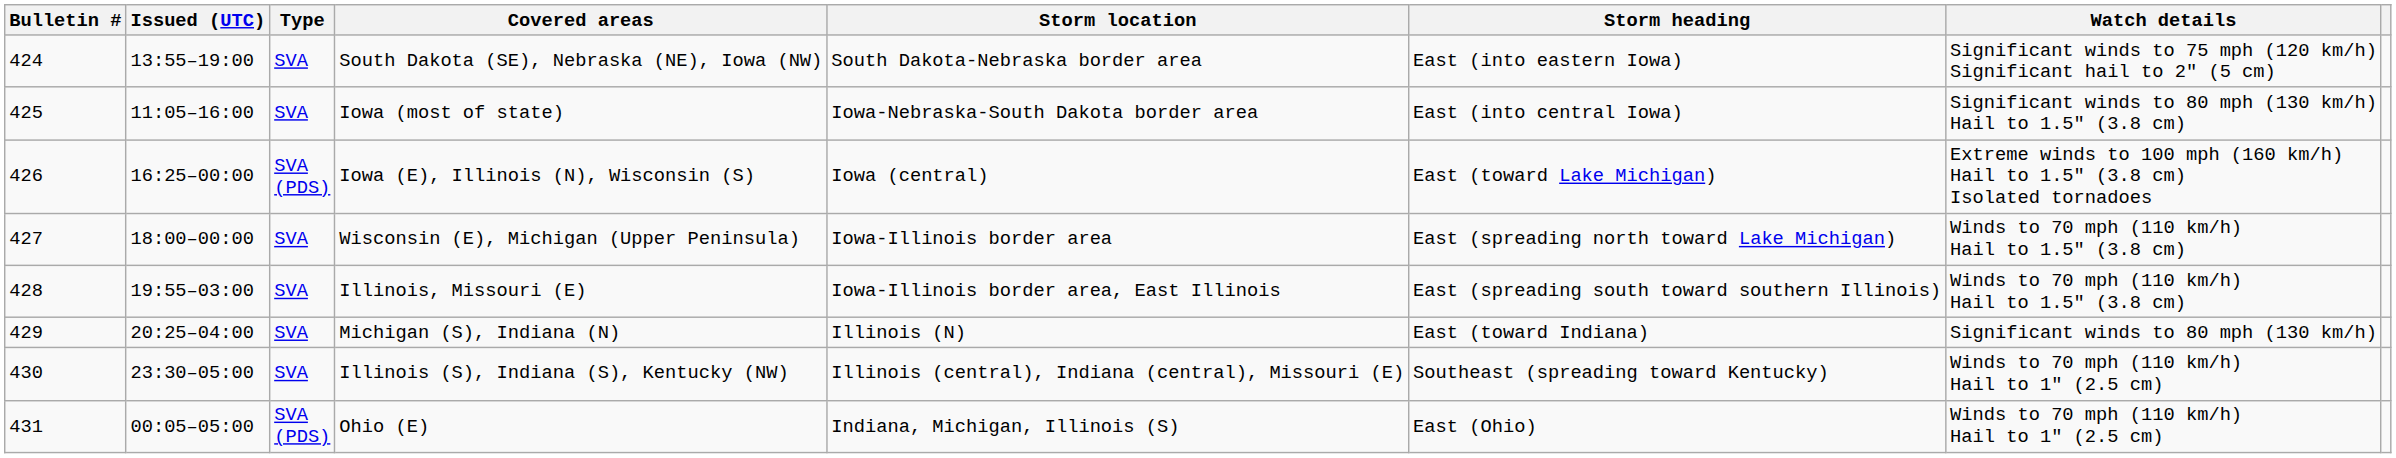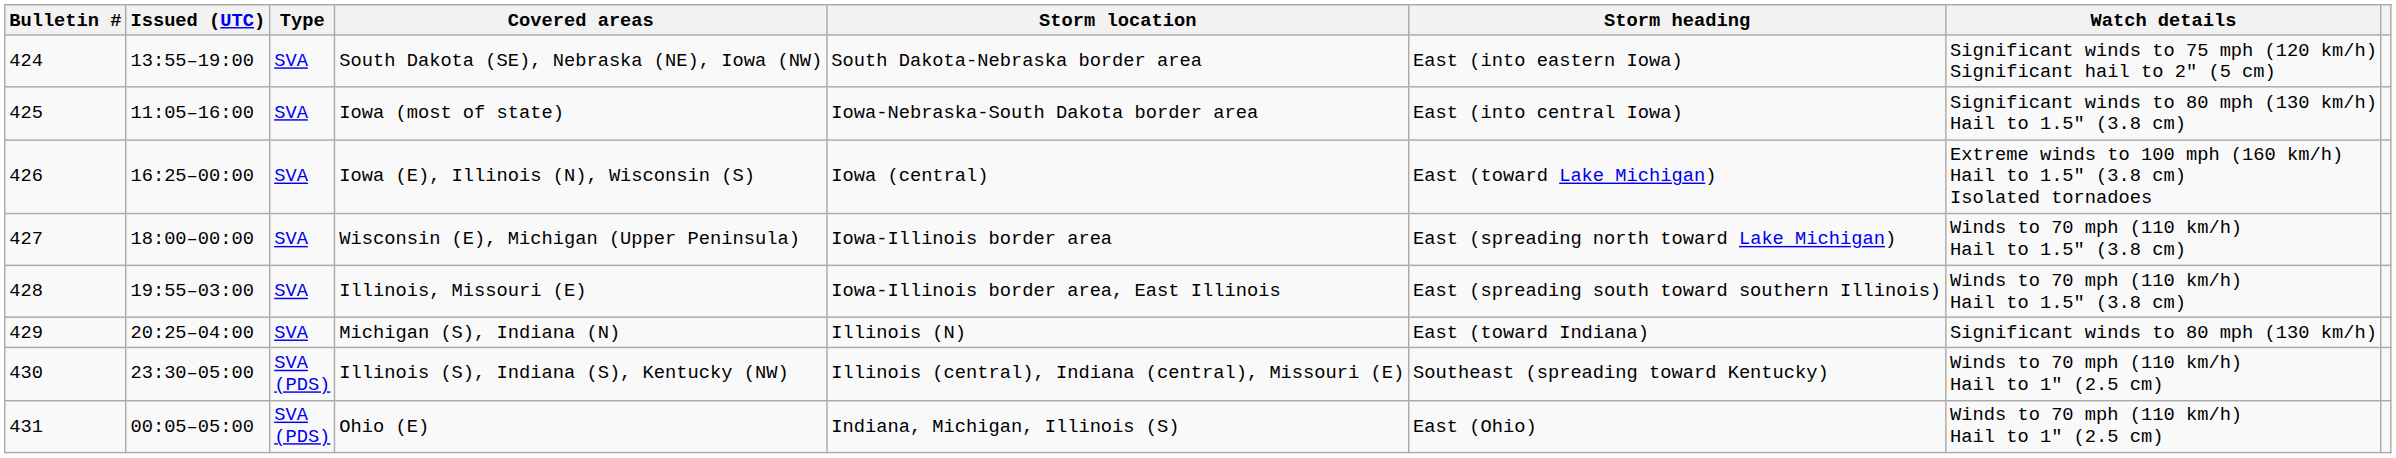(302, 176) SVA (PDS) -> (291, 176) SVA
(291, 374) SVA -> (302, 374) SVA (PDS)
